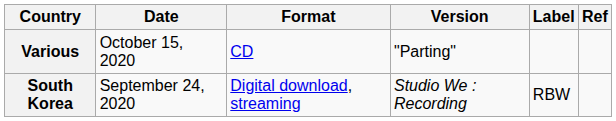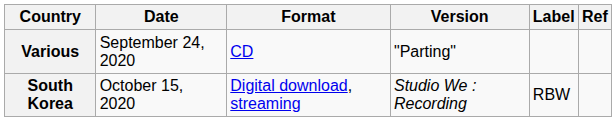(141, 51) October 15, 2020 -> (152, 51) September 24, 2020
(152, 94) September 24, 2020 -> (141, 94) October 15, 2020
